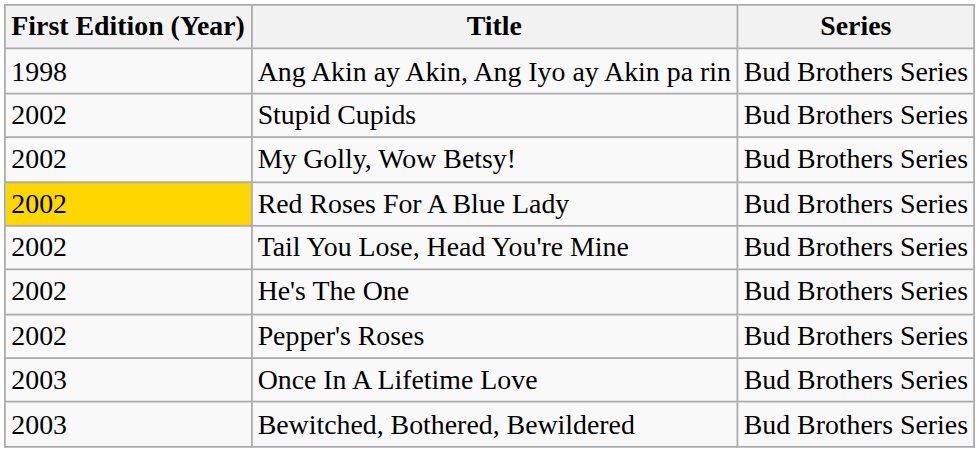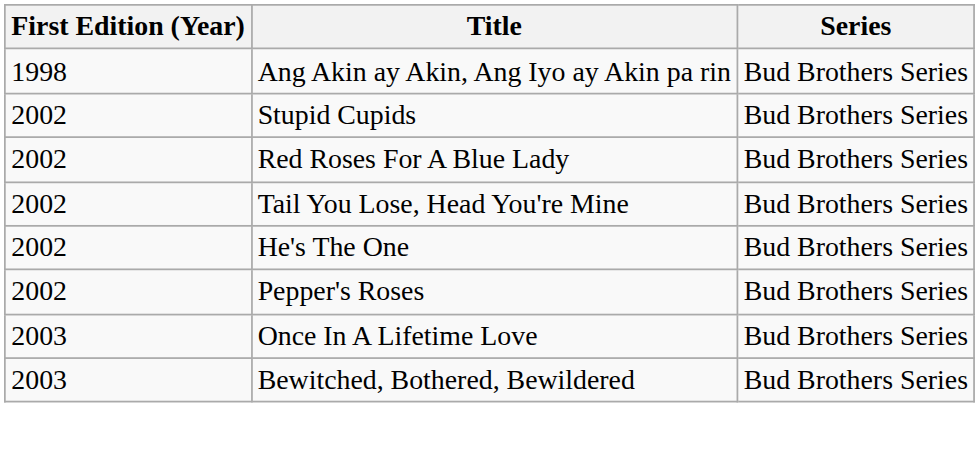- row: (387, 159)
(39, 203) gold background -> (39, 159) no background
